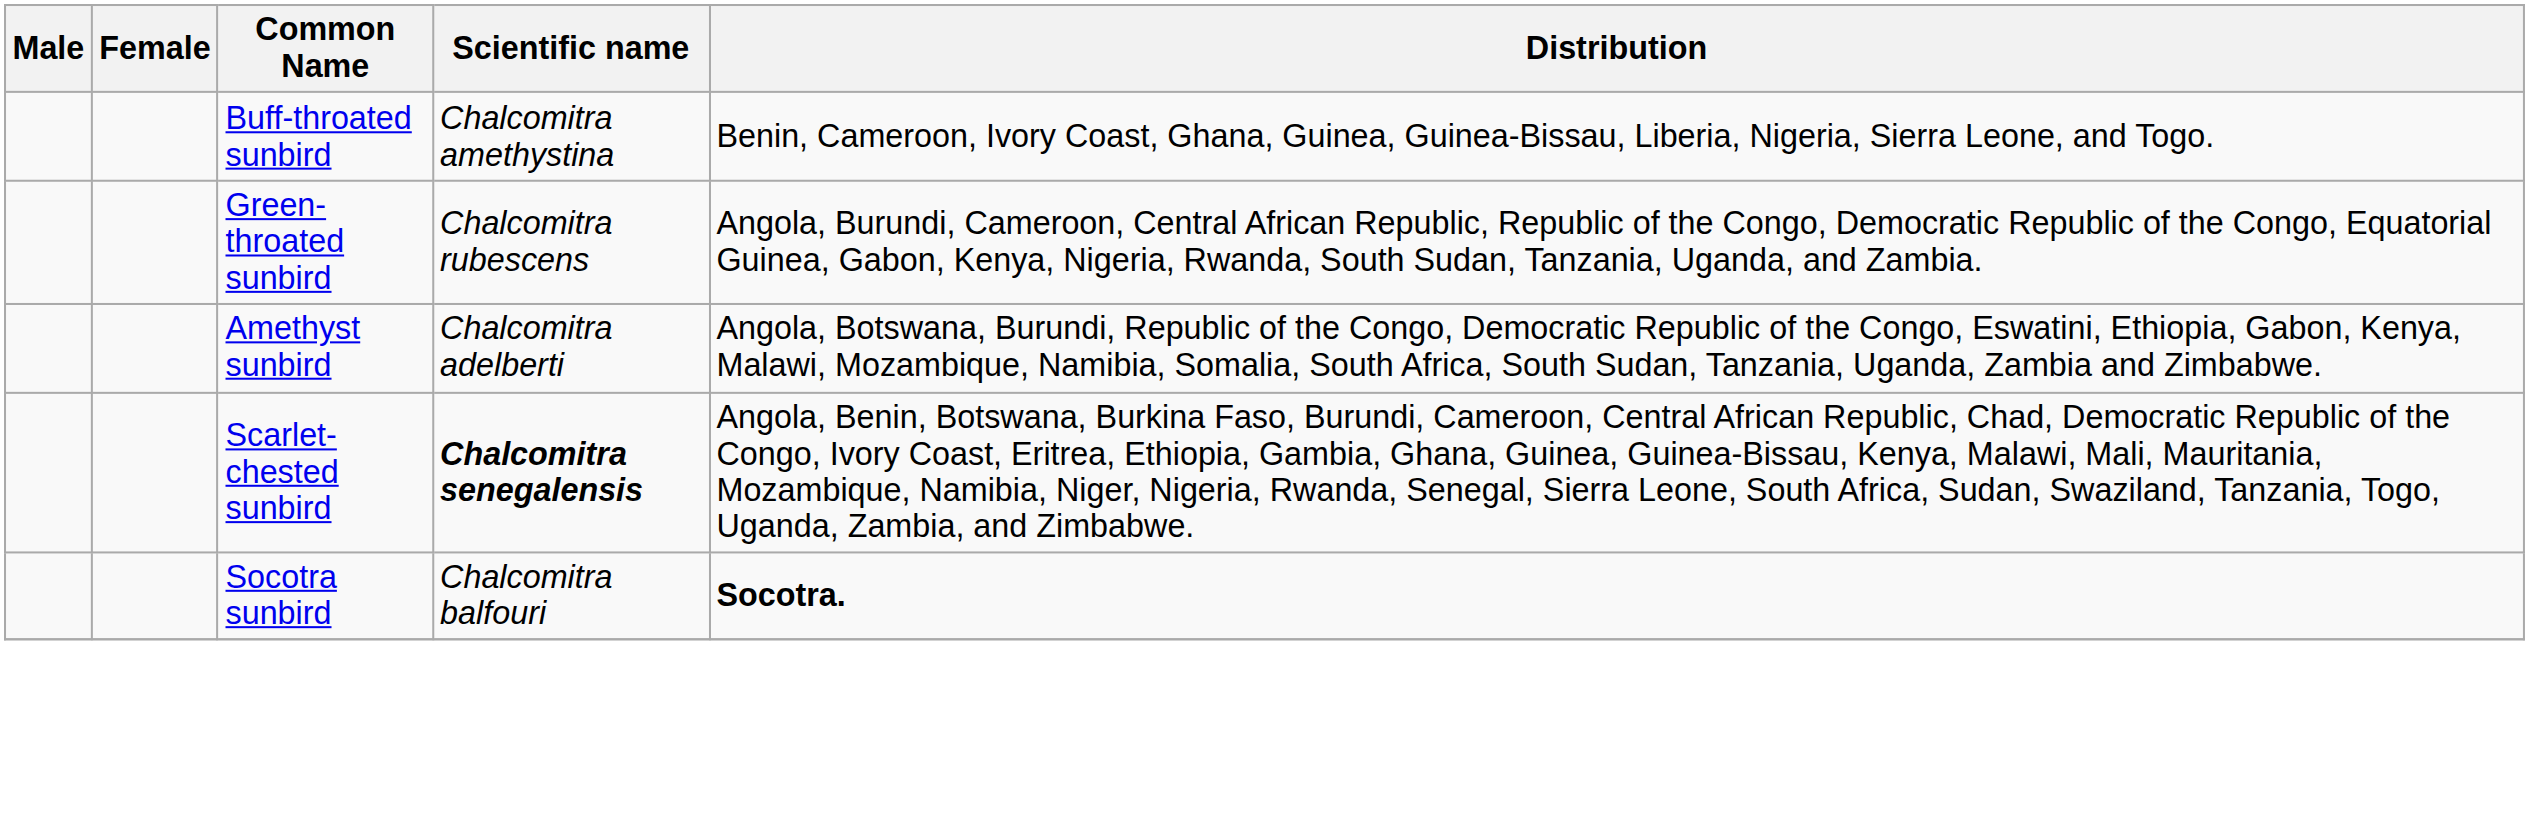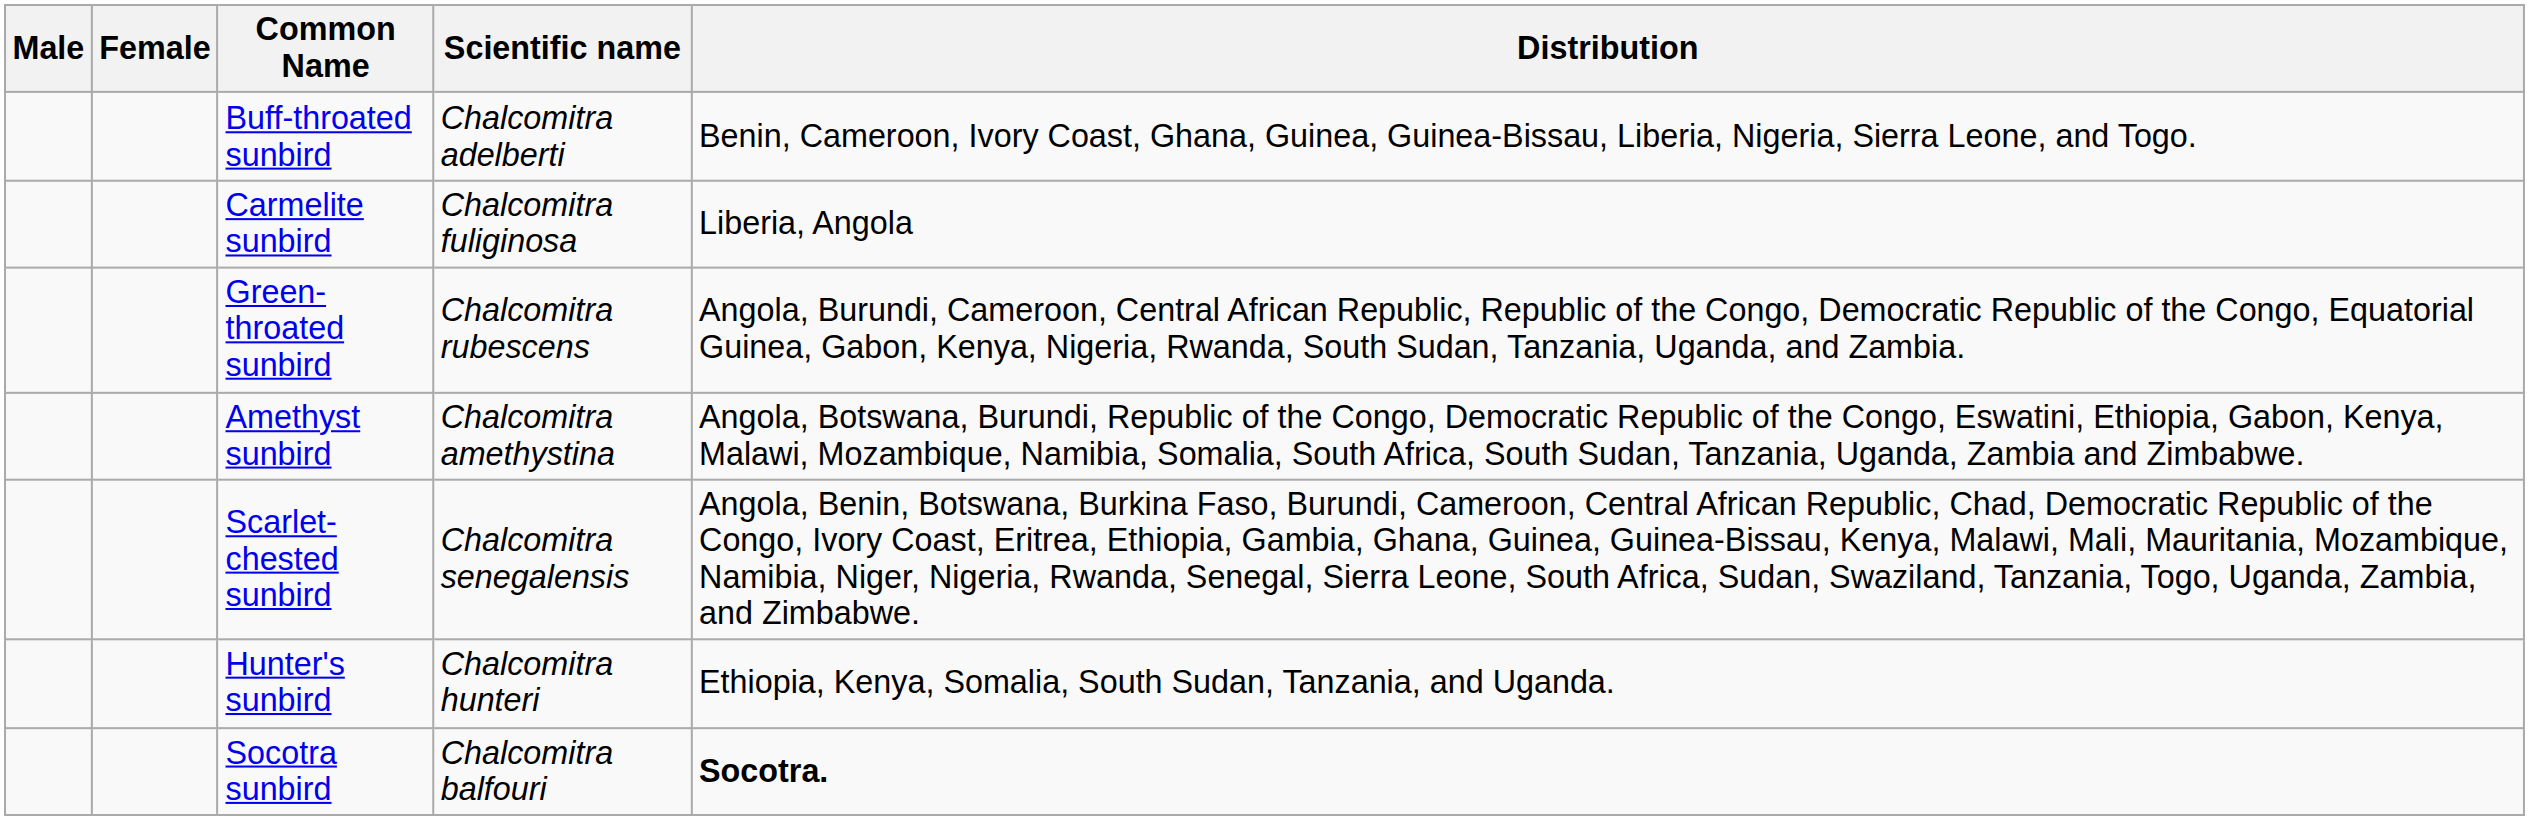(527, 135) Chalcomitra amethystina -> (527, 135) Chalcomitra adelberti
+ row: (295, 223)
(526, 347) Chalcomitra adelberti -> (528, 435) Chalcomitra amethystina
(542, 471) bold -> (535, 559) normal
+ row: (285, 683)
